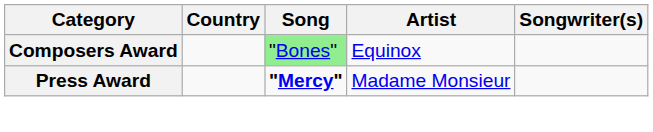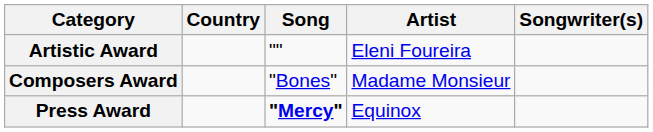+ row: (93, 50)
(303, 50) lightgreen background -> (303, 80) no background
(386, 50) Equinox -> (431, 80) Madame Monsieur
(431, 80) Madame Monsieur -> (386, 111) Equinox
